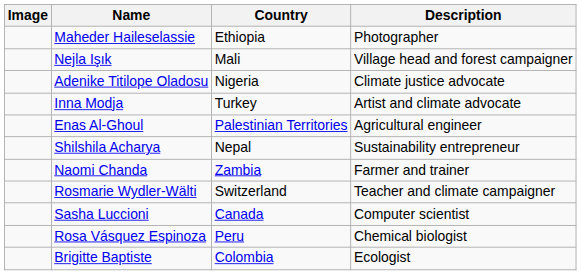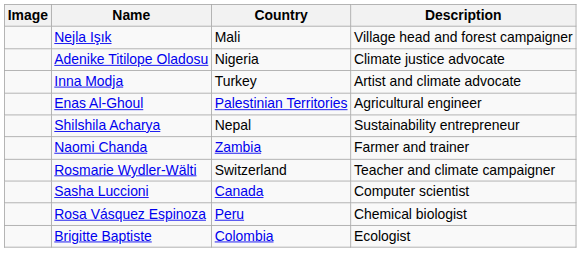- row: (125, 37)
